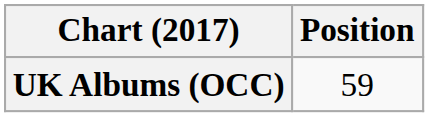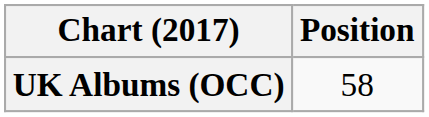(357, 83) 59 -> (357, 83) 58
